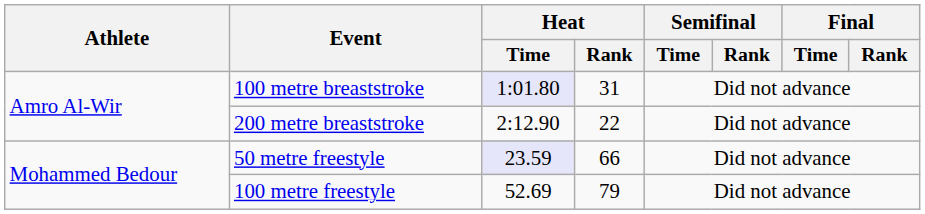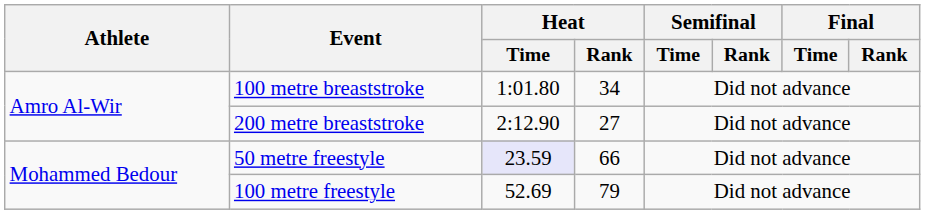(528, 89) lavender background -> (528, 89) no background
(609, 89) 31 -> (609, 89) 34
(609, 123) 22 -> (609, 123) 27
